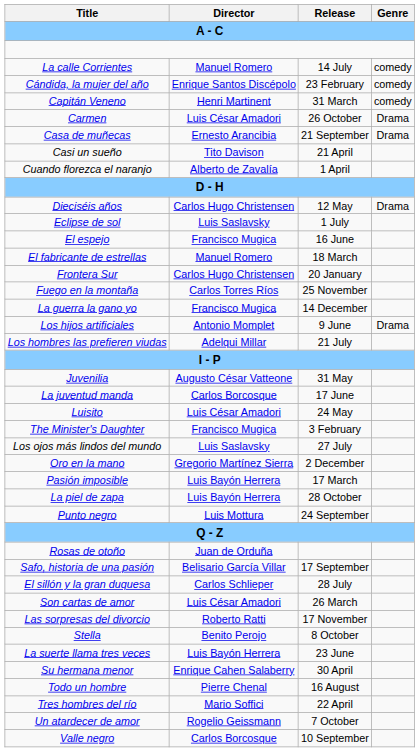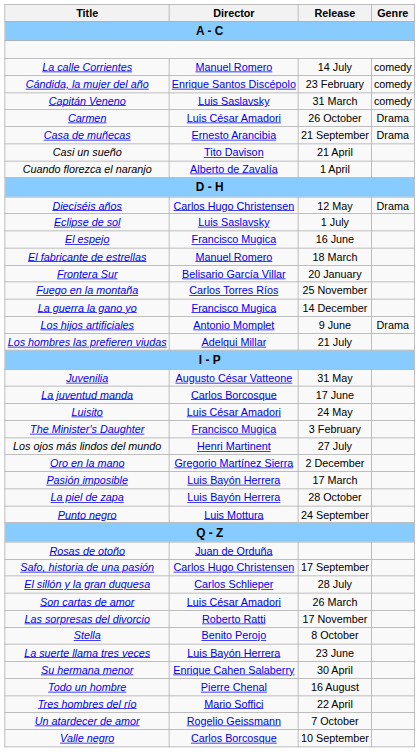(234, 101) Henri Martinent -> (234, 101) Luis Saslavsky
(234, 274) Carlos Hugo Christensen -> (234, 274) Belisario García Villar
(234, 447) Luis Saslavsky -> (234, 447) Henri Martinent
(234, 568) Belisario García Villar -> (234, 568) Carlos Hugo Christensen
